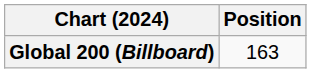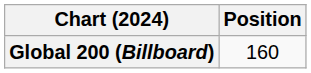(263, 51) 163 -> (263, 51) 160
